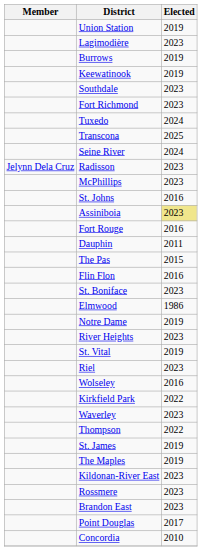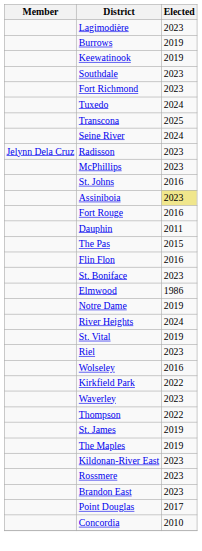- row: (106, 27)
(174, 337) 2023 -> (174, 321) 2024
